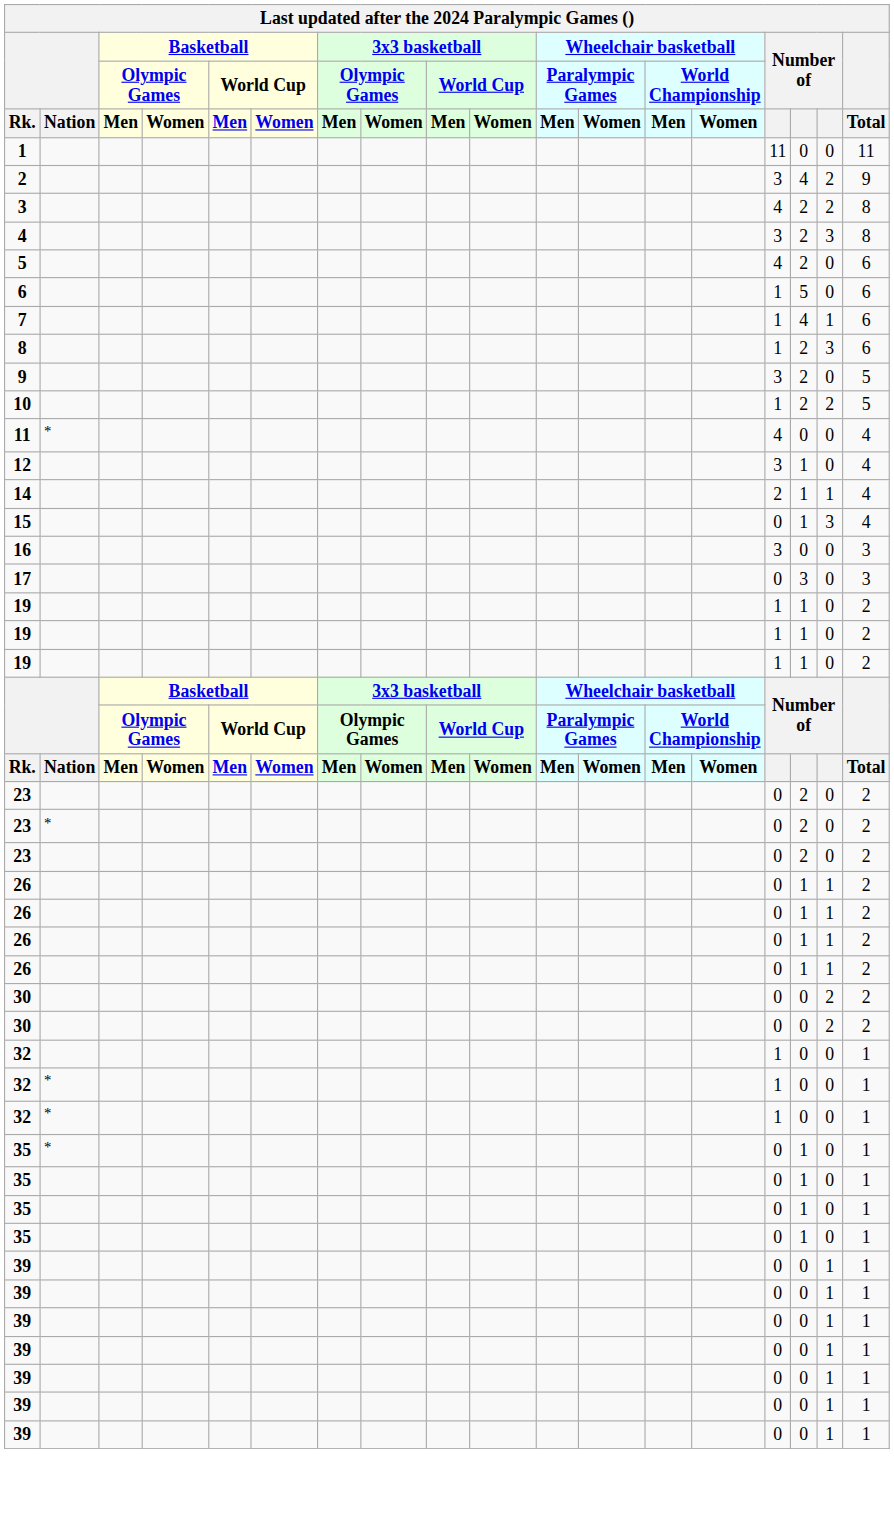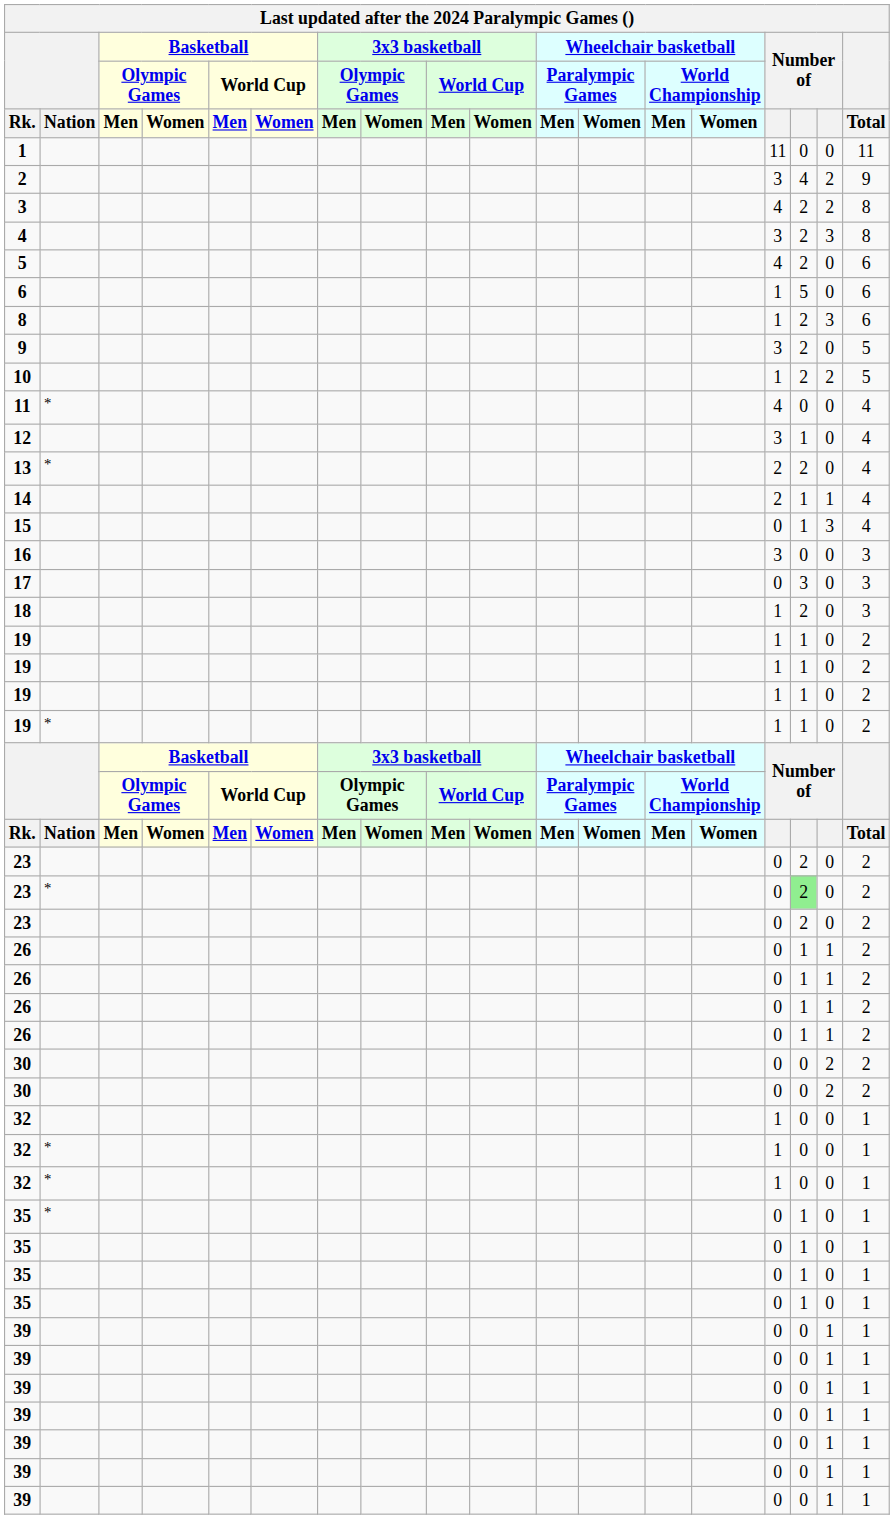- row: (22, 320)
+ row: (22, 468)
+ row: (22, 611)
+ row: (22, 726)
(804, 826) no background -> (804, 892) lightgreen background
